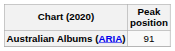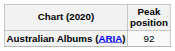(149, 38) 91 -> (149, 38) 92
